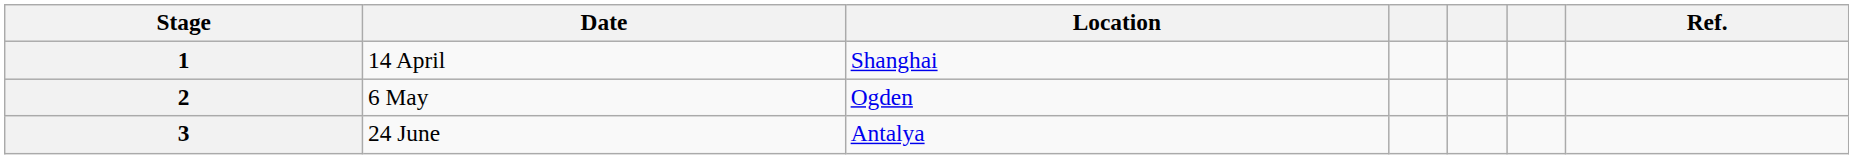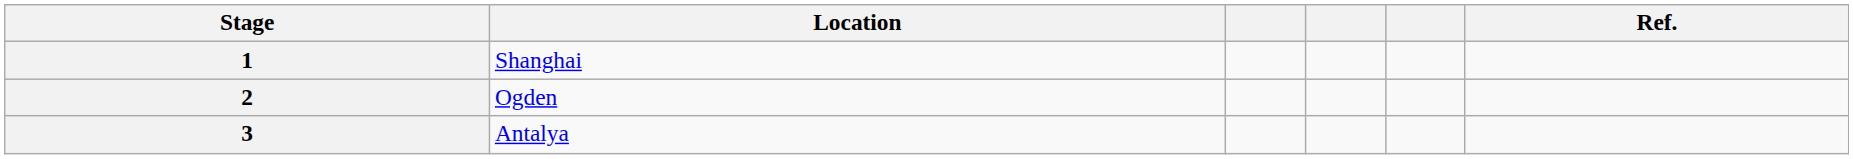- column: (604, 23)
